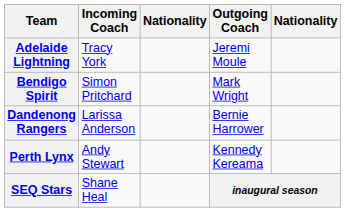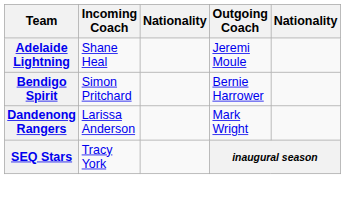(97, 55) Tracy York -> (100, 55) Shane Heal
(230, 89) Mark Wright -> (238, 89) Bernie Harrower
(238, 122) Bernie Harrower -> (230, 122) Mark Wright
- row: (42, 156)
(100, 190) Shane Heal -> (97, 156) Tracy York
